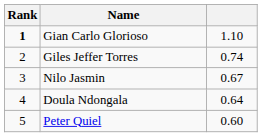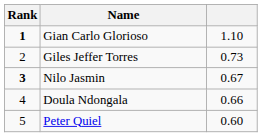(232, 57) 0.74 -> (232, 57) 0.73
(22, 78) normal -> (22, 78) bold
(232, 100) 0.64 -> (232, 100) 0.66
